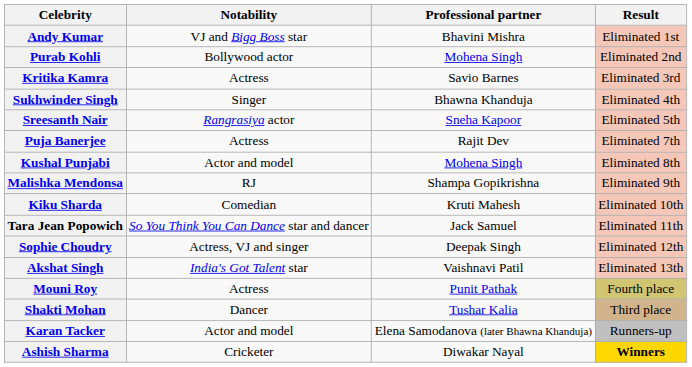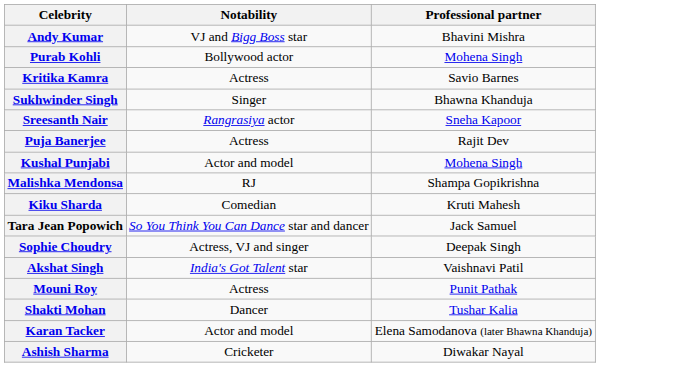- column: (641, 15)
